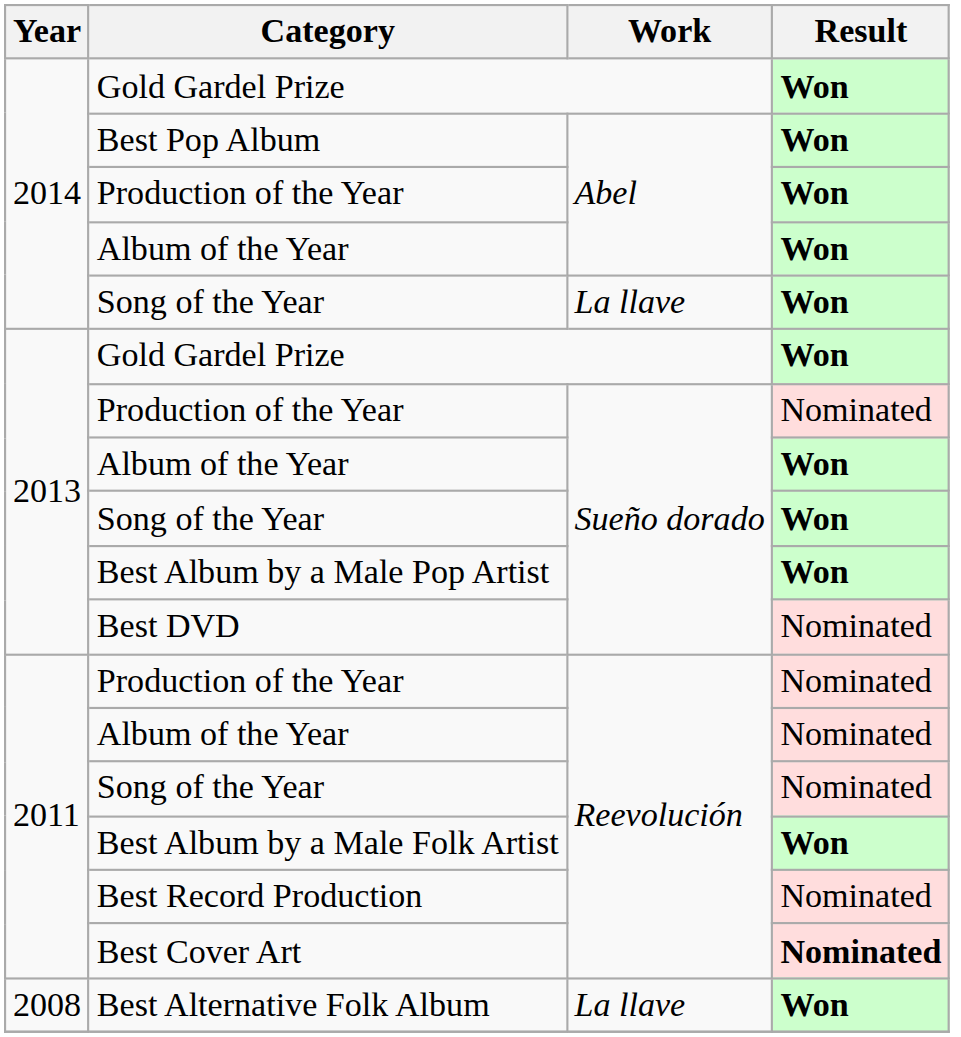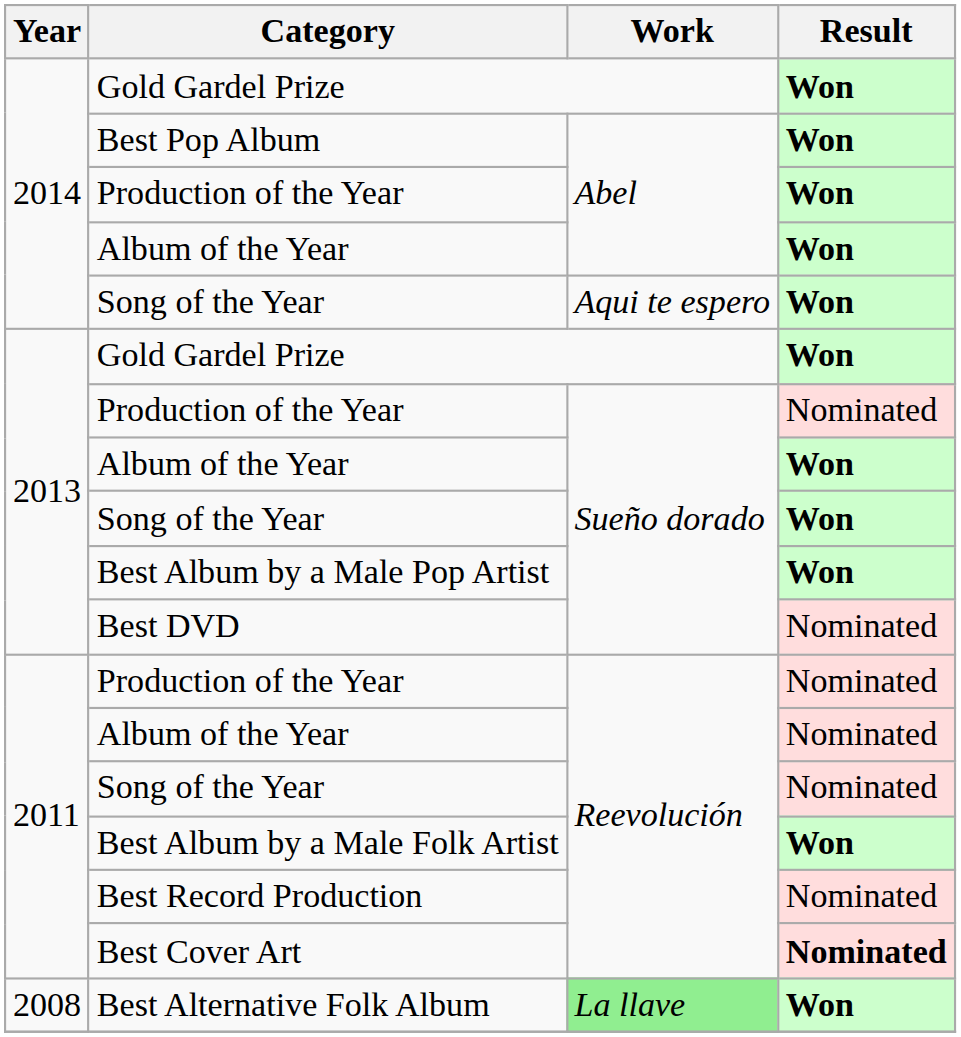(630, 301) La llave -> (672, 301) Aqui te espero
(630, 1004) no background -> (630, 1004) lightgreen background
